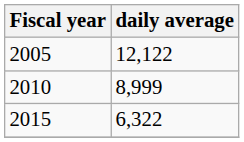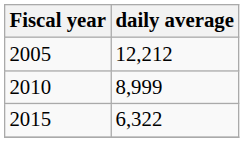(144, 53) 12,122 -> (144, 53) 12,212
